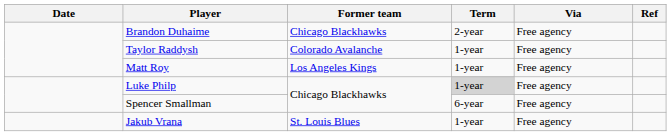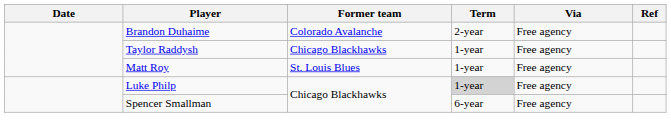(338, 31) Chicago Blackhawks -> (336, 31) Colorado Avalanche
(336, 49) Colorado Avalanche -> (338, 49) Chicago Blackhawks
(333, 67) Los Angeles Kings -> (325, 67) St. Louis Blues
- row: (154, 121)
